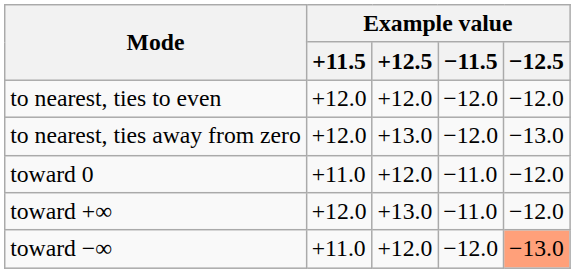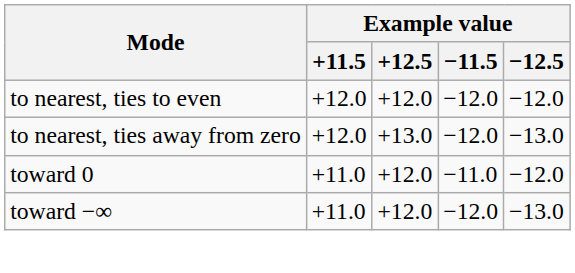- row: (61, 211)
(536, 248) lightsalmon background -> (536, 211) no background
